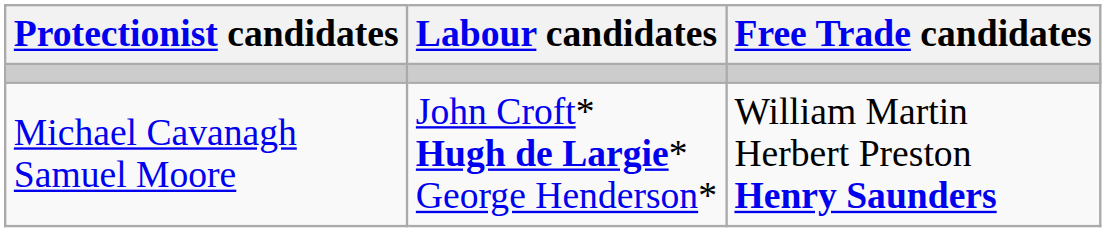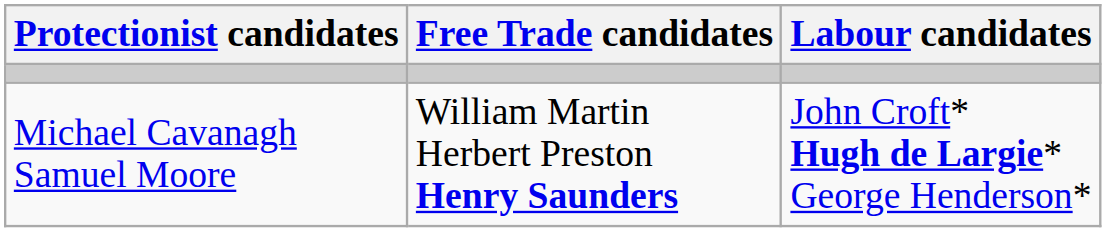columns swapped: (913, 34) <-> (566, 34)
